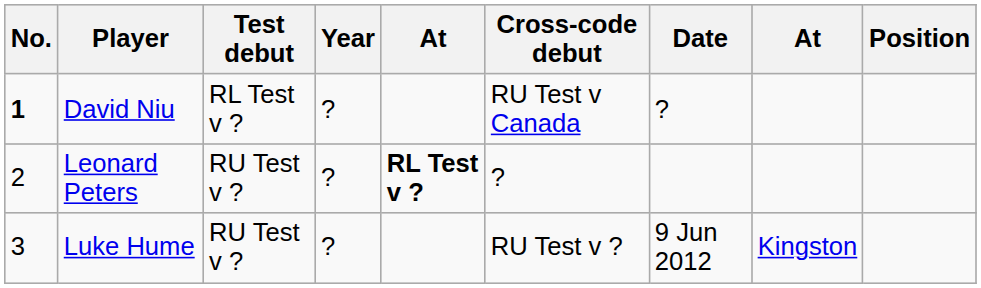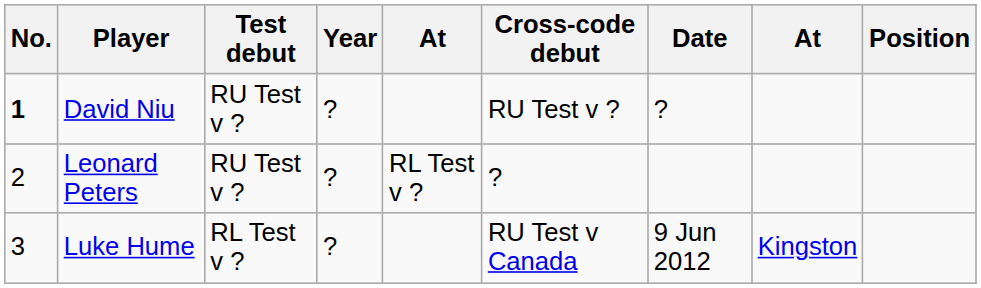(252, 108) RL Test v ? -> (256, 108) RU Test v ?
(546, 108) RU Test v Canada -> (554, 108) RU Test v ?
(433, 178) bold -> (432, 178) normal
(254, 247) RU Test v ? -> (253, 247) RL Test v ?
(557, 247) RU Test v ? -> (543, 247) RU Test v Canada
